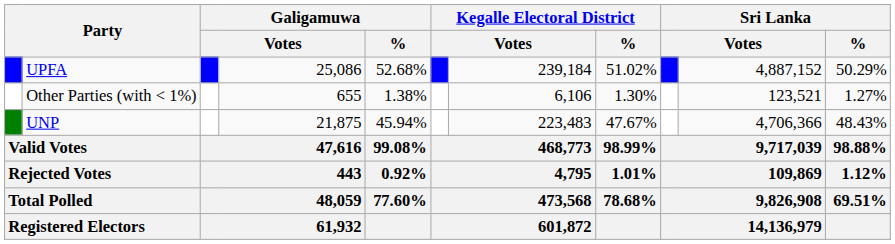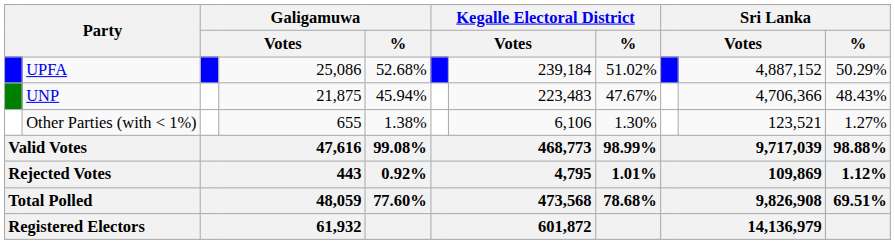rows swapped: (43, 122) <-> (111, 95)
